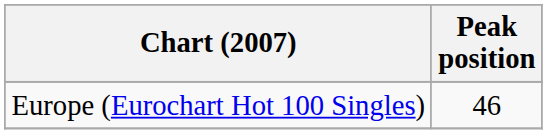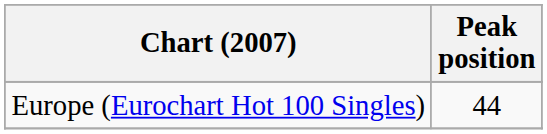(487, 104) 46 -> (487, 104) 44
